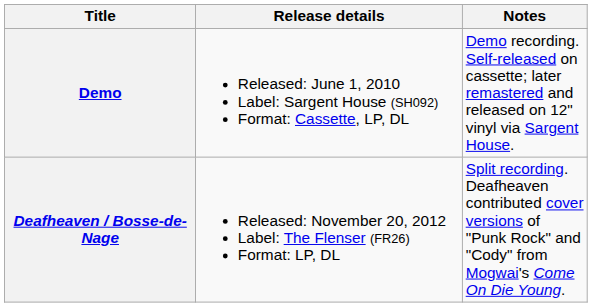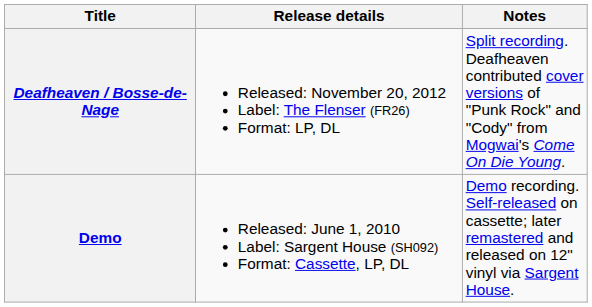rows swapped: (100, 92) <-> (100, 229)
